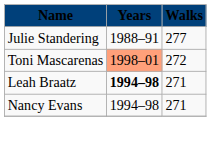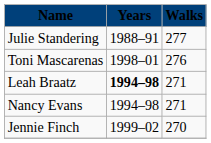(134, 60) lightsalmon background -> (134, 60) no background
(176, 60) 272 -> (176, 60) 276
+ row: (43, 127)
